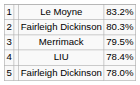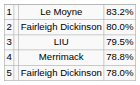(120, 27) 80.3% -> (120, 27) 80.0%
(61, 42) Merrimack -> (61, 42) LIU
(61, 57) LIU -> (61, 57) Merrimack
(120, 57) 78.4% -> (120, 57) 78.8%
